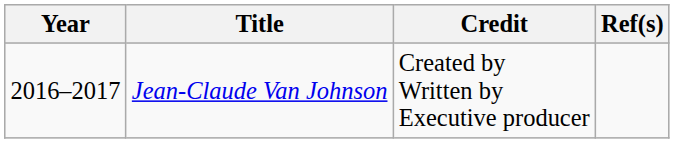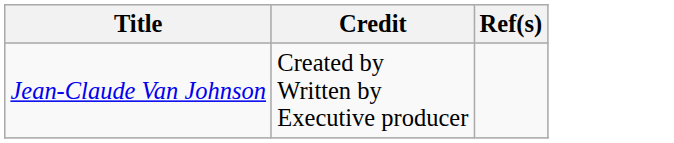- column: (65, 23)
